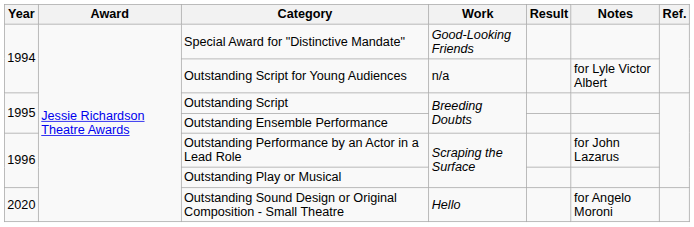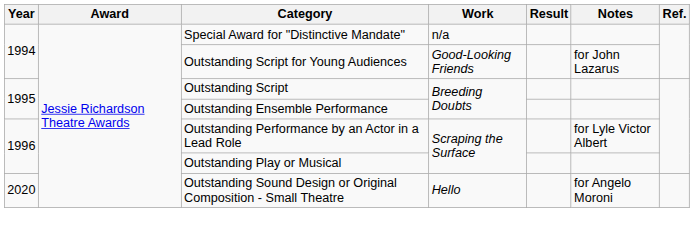(471, 41) Good-Looking Friends -> (440, 34) n/a
(440, 75) n/a -> (471, 61) Good-Looking Friends
(612, 75) for Lyle Victor Albert -> (597, 61) for John Lazarus
(597, 150) for John Lazarus -> (612, 136) for Lyle Victor Albert
